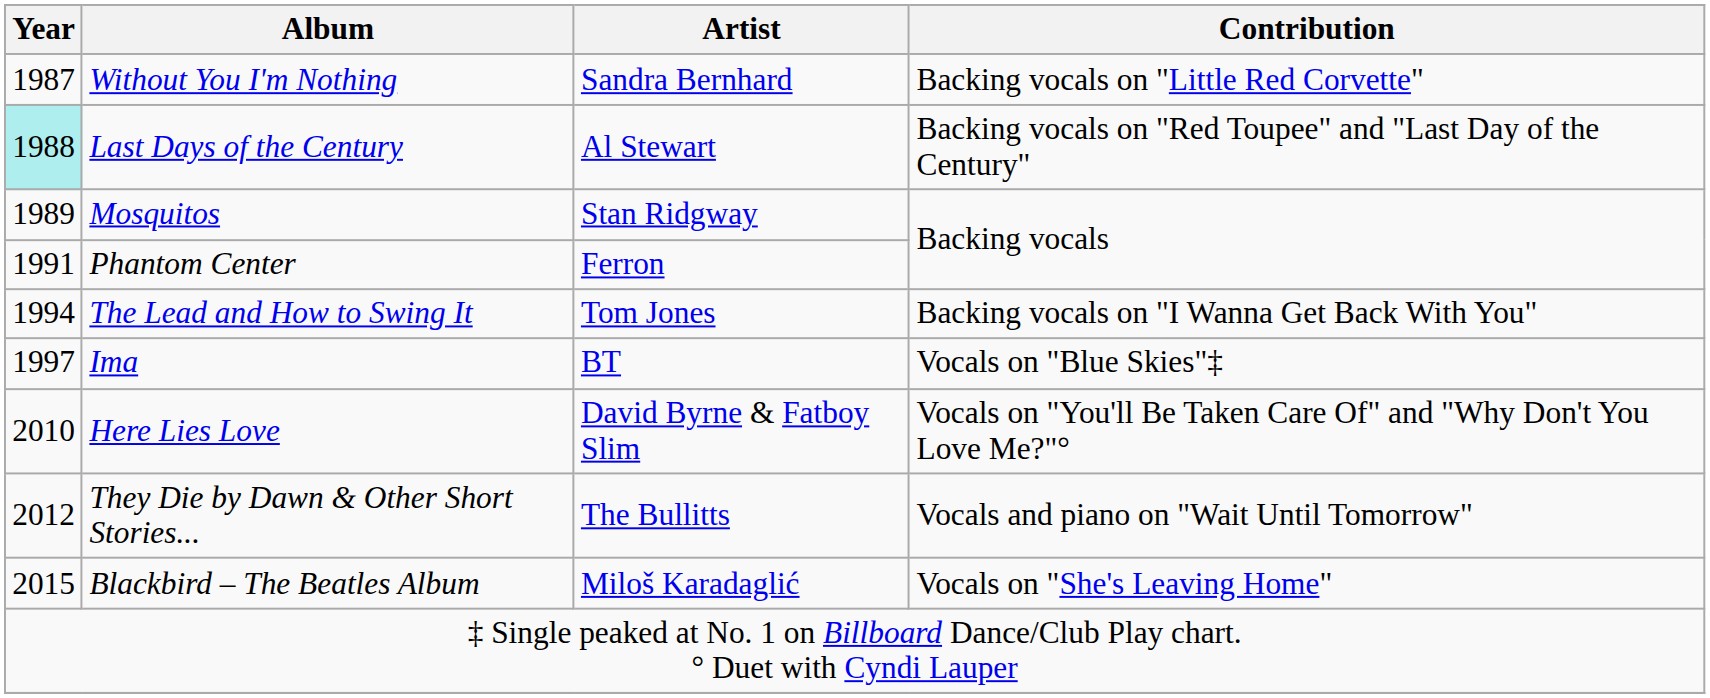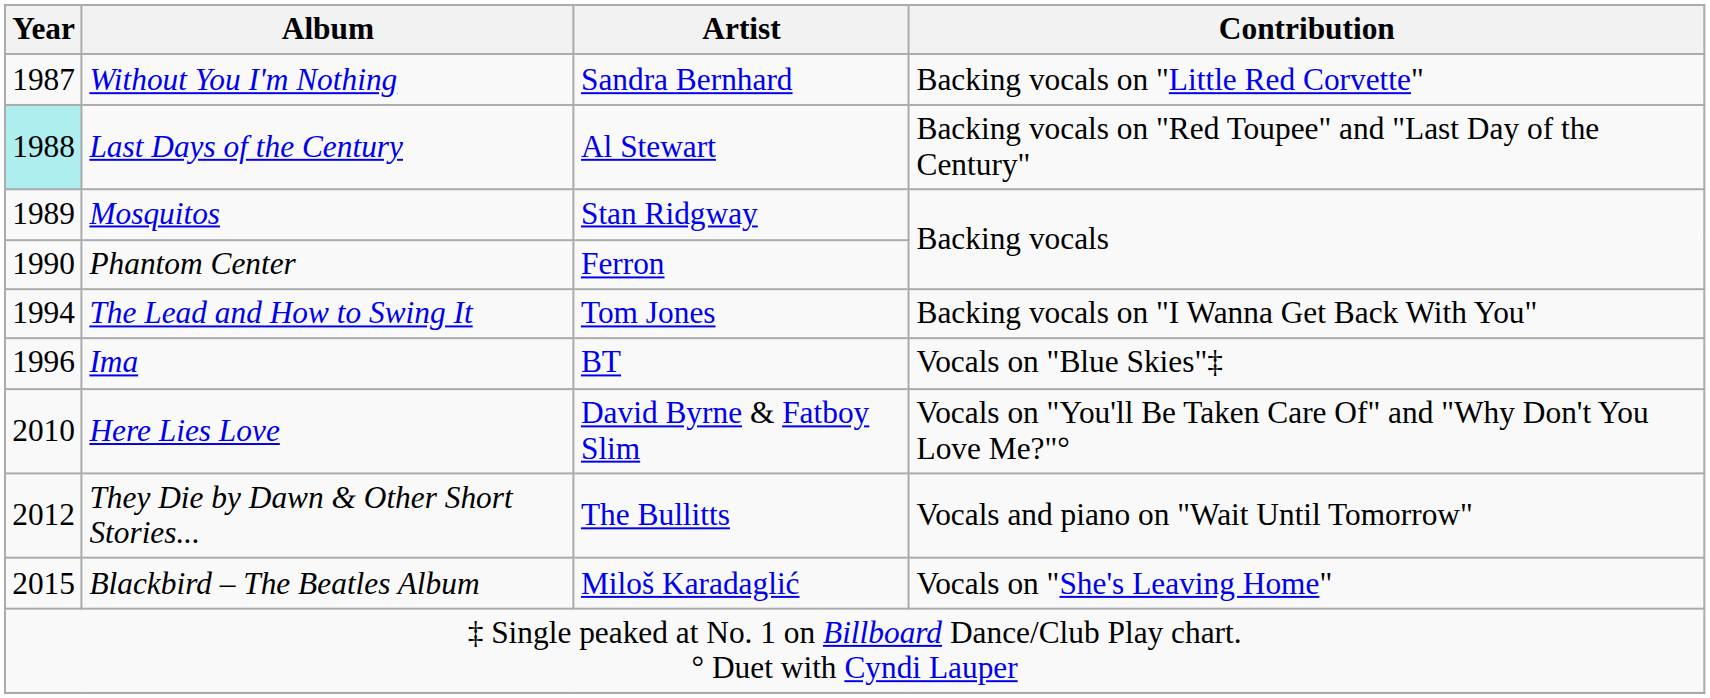(44, 263) 1991 -> (44, 263) 1990
(44, 363) 1997 -> (44, 363) 1996
